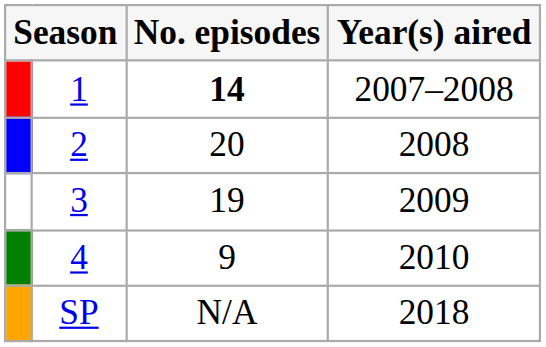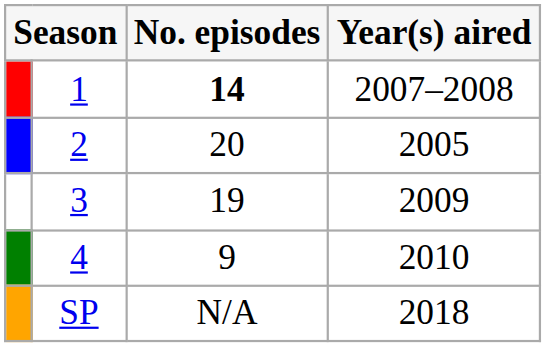(434, 144) 2008 -> (434, 144) 2005
